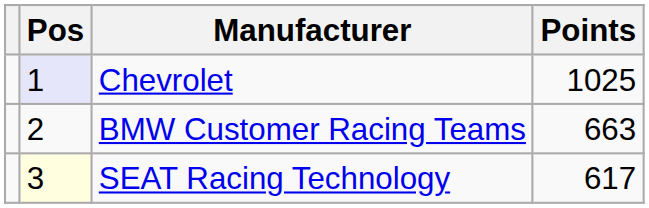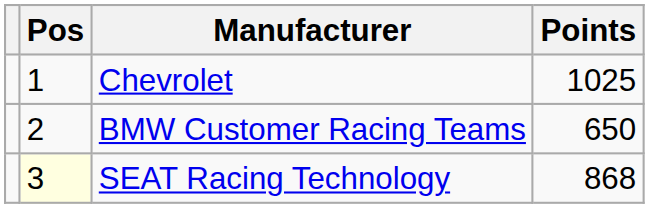(36, 80) lavender background -> (36, 80) no background
(610, 129) 663 -> (610, 129) 650
(610, 179) 617 -> (610, 179) 868
